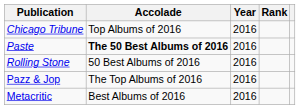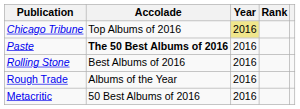(245, 29) no background -> (245, 29) khaki background
(144, 63) 50 Best Albums of 2016 -> (137, 63) Best Albums of 2016
+ row: (37, 79)
- row: (33, 79)
(137, 96) Best Albums of 2016 -> (144, 96) 50 Best Albums of 2016
